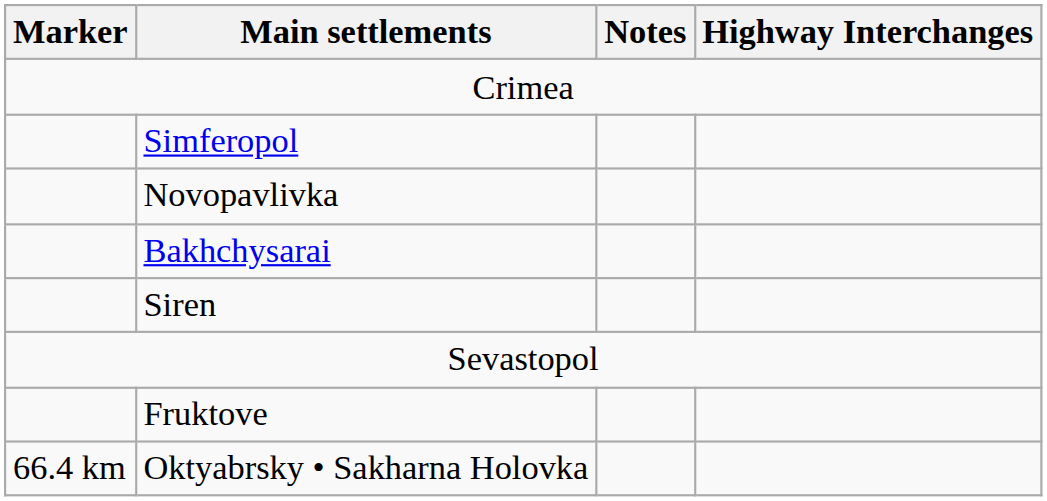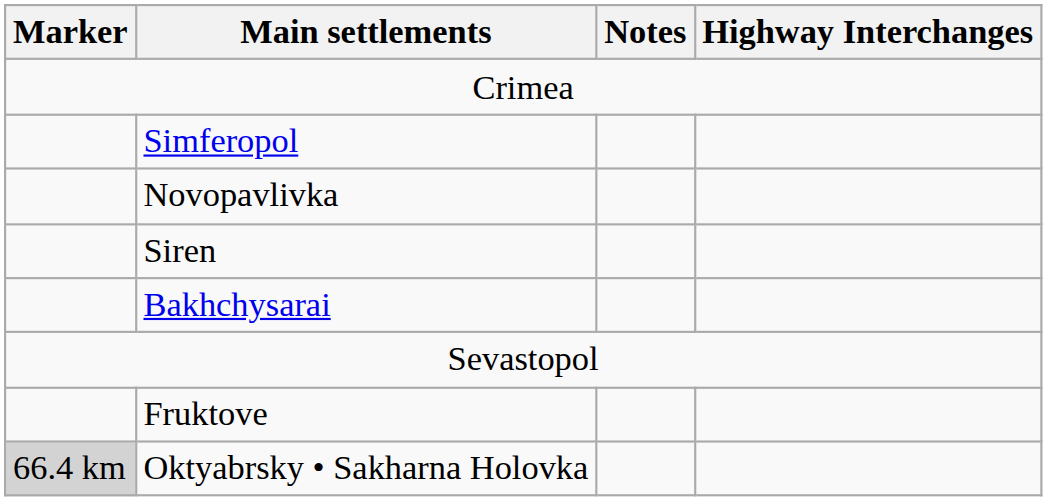rows swapped: (237, 250) <-> (180, 304)
(69, 468) no background -> (69, 468) lightgrey background
